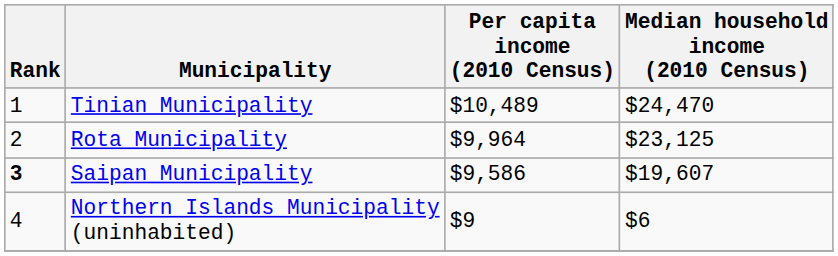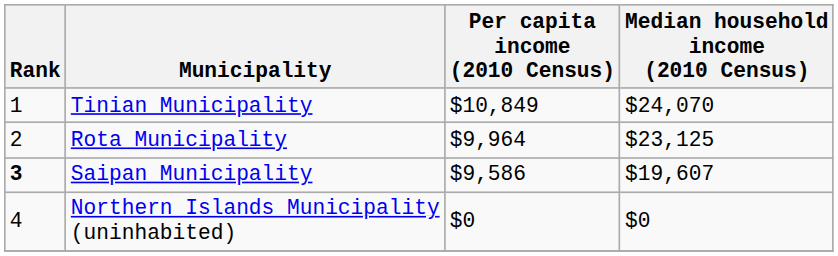(494, 106) $10,489 -> (494, 106) $10,849
(670, 106) $24,470 -> (670, 106) $24,070
(462, 221) $9 -> (462, 221) $0
(638, 221) $6 -> (638, 221) $0
